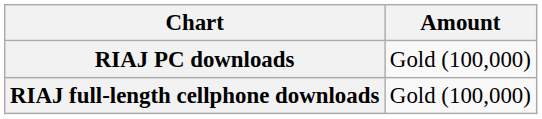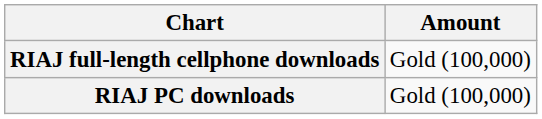rows swapped: (195, 95) <-> (195, 58)
